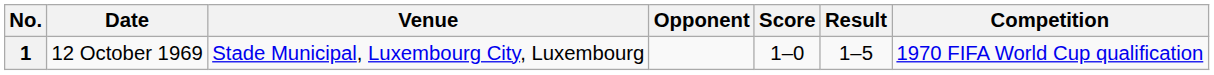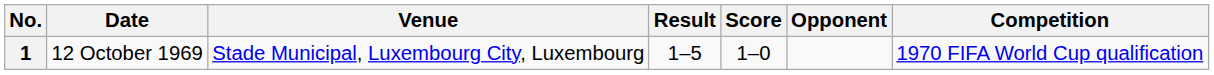columns swapped: (702, 20) <-> (856, 20)
